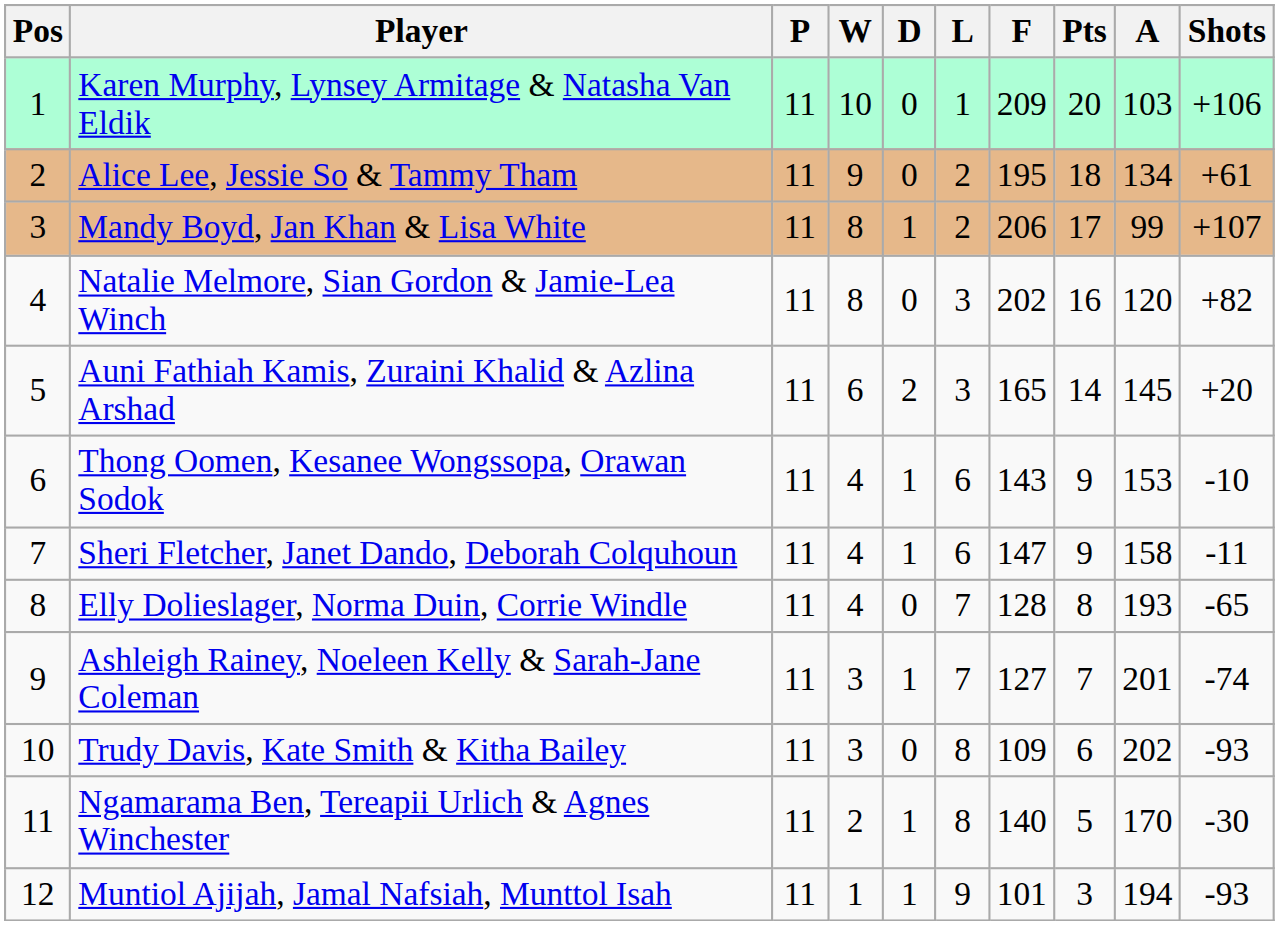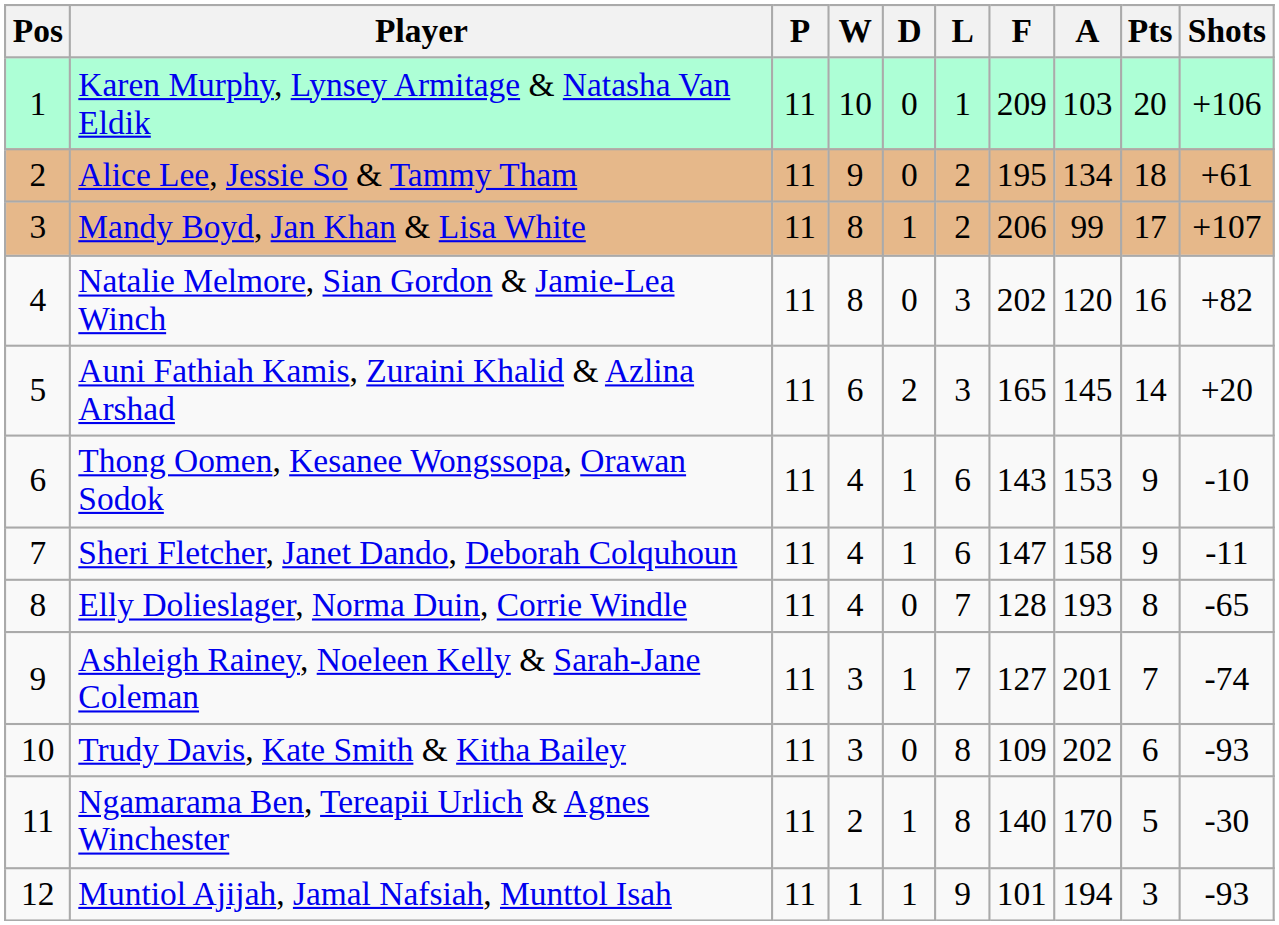columns swapped: (1147, 31) <-> (1085, 31)
